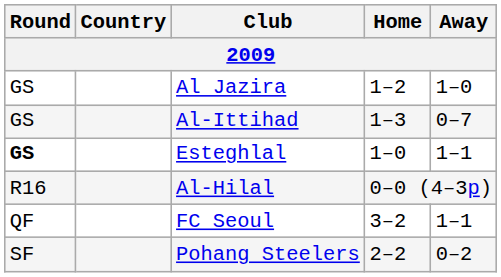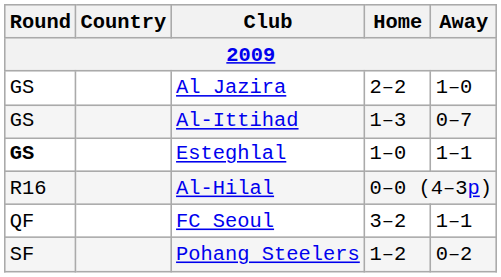(388, 88) 1–2 -> (388, 88) 2–2
(388, 254) 2–2 -> (388, 254) 1–2
